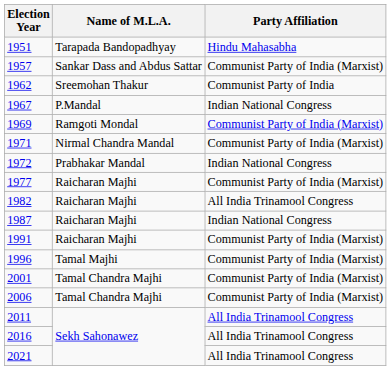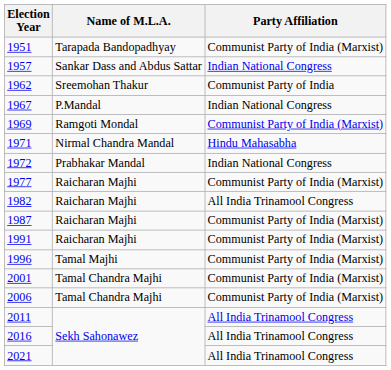(252, 47) Hindu Mahasabha -> (295, 47) Communist Party of India (Marxist)
(295, 66) Communist Party of India (Marxist) -> (270, 66) Indian National Congress
(295, 143) Communist Party of India (Marxist) -> (252, 143) Hindu Mahasabha
(270, 220) Indian National Congress -> (295, 220) Communist Party of India (Marxist)
